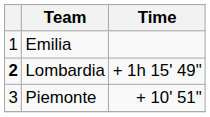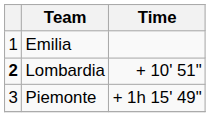(157, 71) + 1h 15' 49" -> (169, 71) + 10' 51"
(169, 97) + 10' 51" -> (157, 97) + 1h 15' 49"
